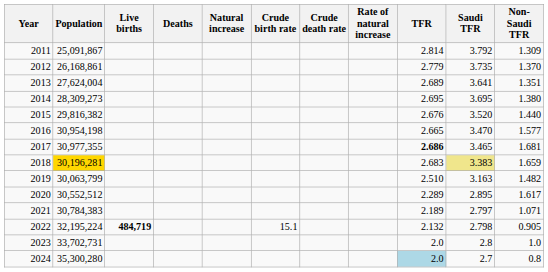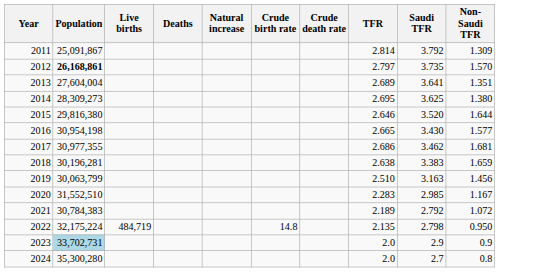- column: (373, 23)
(80, 67) normal -> (80, 67) bold
(432, 67) 2.779 -> (384, 67) 2.797
(530, 67) 1.370 -> (481, 67) 1.570
(80, 83) 27,624,004 -> (80, 83) 27,604,004
(481, 99) 3.695 -> (432, 99) 3.625
(80, 115) 29,816,382 -> (80, 115) 29,816,380
(432, 115) 2.676 -> (384, 115) 2.646
(530, 115) 1.440 -> (481, 115) 1.644
(481, 131) 3.470 -> (432, 131) 3.430
(432, 147) bold -> (384, 147) normal
(481, 147) 3.465 -> (432, 147) 3.462
(80, 163) gold background -> (80, 163) no background
(432, 163) 2.683 -> (384, 163) 2.638
(481, 163) khaki background -> (432, 163) no background
(530, 179) 1.482 -> (481, 179) 1.456
(80, 195) 30,552,512 -> (80, 195) 31,552,510
(432, 195) 2.289 -> (384, 195) 2.283
(481, 195) 2.895 -> (432, 195) 2.985
(530, 195) 1.617 -> (481, 195) 1.167
(481, 211) 2.797 -> (432, 211) 2.792
(530, 211) 1.071 -> (481, 211) 1.072
(80, 227) 32,195,224 -> (80, 227) 32,175,224
(135, 227) bold -> (135, 227) normal
(289, 227) 15.1 -> (289, 227) 14.8
(432, 227) 2.132 -> (384, 227) 2.135
(530, 227) 0.905 -> (481, 227) 0.950
(80, 242) no background -> (80, 242) lightblue background
(486, 242) 2.8 -> (437, 242) 2.9
(535, 242) 1.0 -> (486, 242) 0.9
(437, 258) lightblue background -> (389, 258) no background
